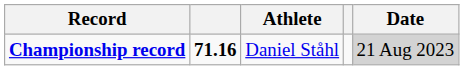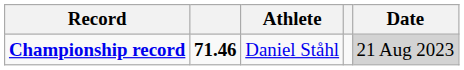(215, 49) 71.16 -> (215, 49) 71.46
